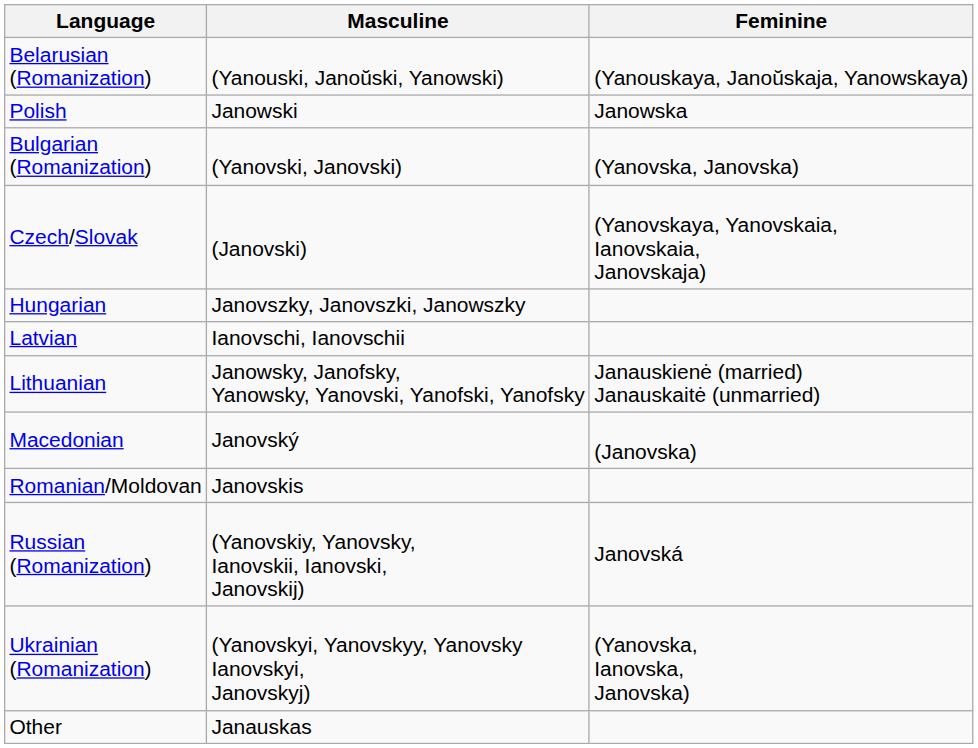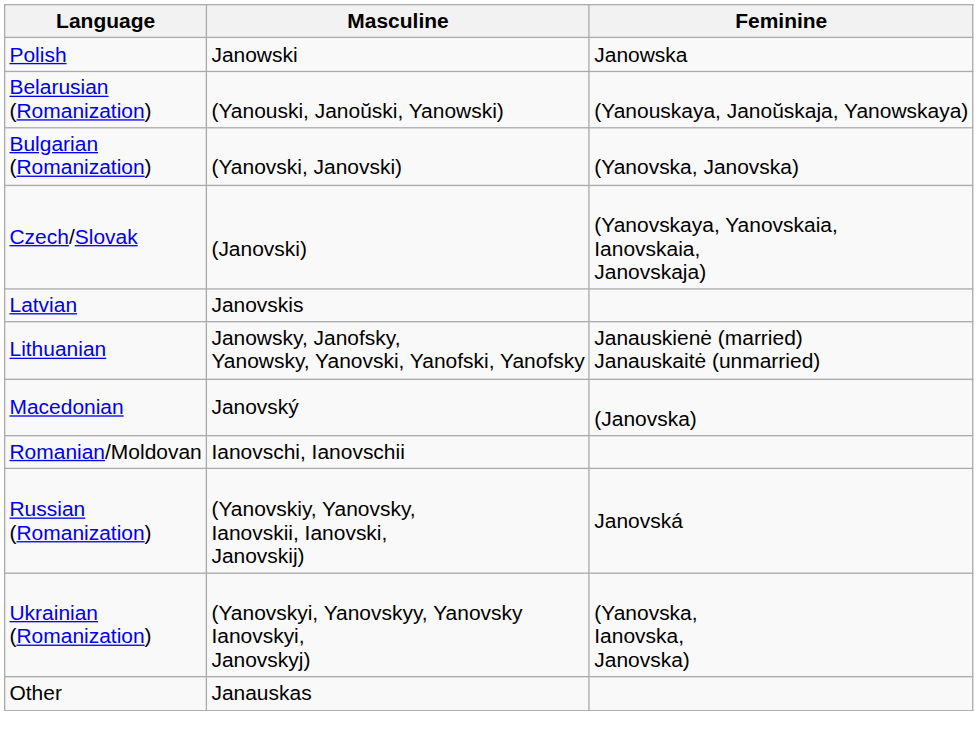rows swapped: (38, 111) <-> (81, 66)
- row: (58, 305)
(308, 338) Ianovschi, Ianovschii -> (257, 305) Janovskis
(257, 485) Janovskis -> (308, 452) Ianovschi, Ianovschii
